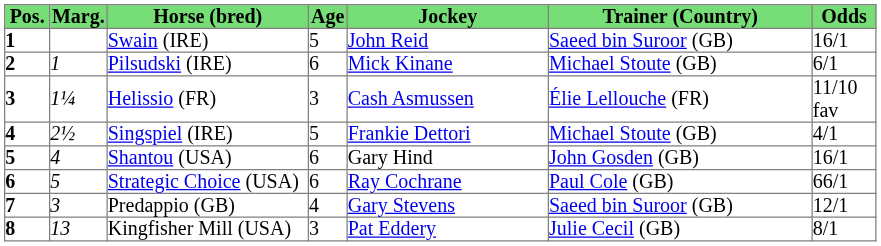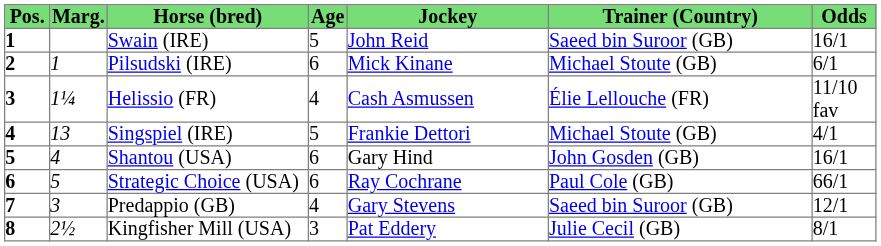(314, 98) 3 -> (314, 98) 4
(63, 133) 2½ -> (60, 133) 13
(60, 228) 13 -> (63, 228) 2½
